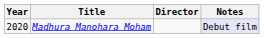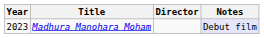(17, 26) 2020 -> (17, 26) 2023
